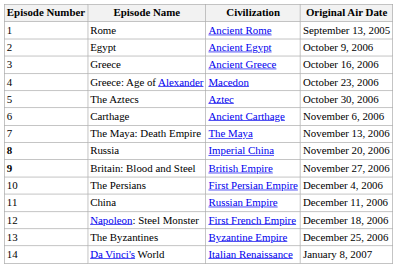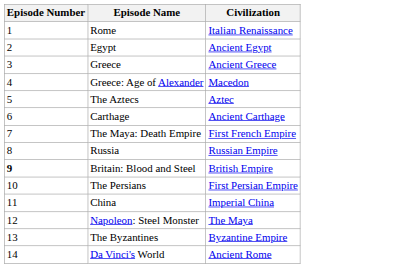- column: (347, 13)
(240, 30) Ancient Rome -> (251, 30) Italian Renaissance
(231, 133) The Maya -> (252, 133) First French Empire
(10, 151) bold -> (10, 151) normal
(241, 151) Imperial China -> (243, 151) Russian Empire
(243, 202) Russian Empire -> (241, 202) Imperial China
(252, 220) First French Empire -> (231, 220) The Maya
(251, 254) Italian Renaissance -> (240, 254) Ancient Rome
